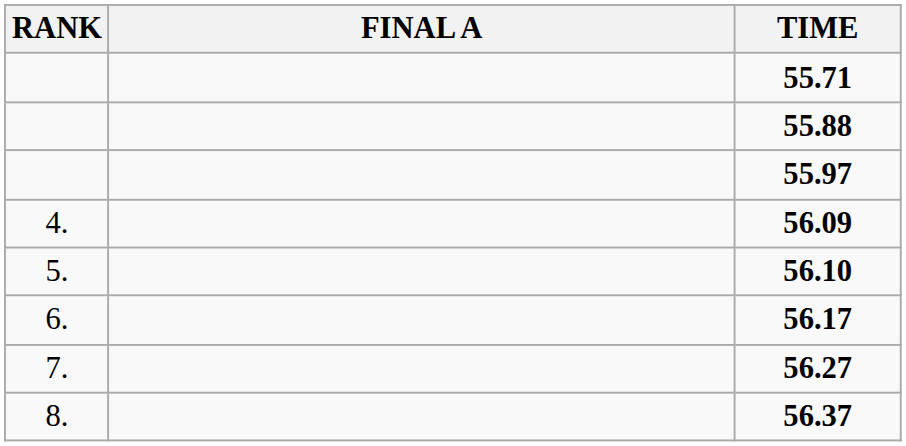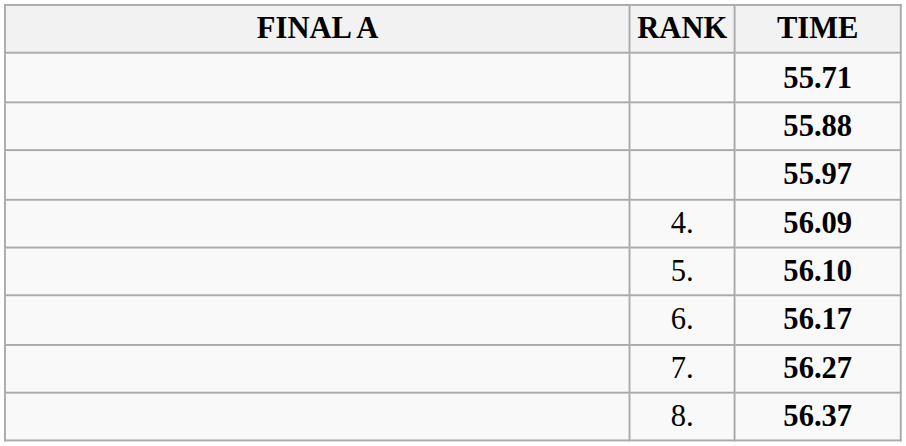columns swapped: (57, 28) <-> (422, 28)
